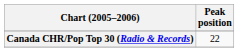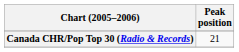(215, 39) 22 -> (215, 39) 21
